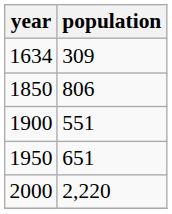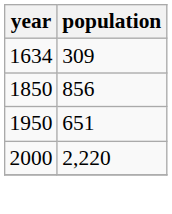(78, 89) 806 -> (78, 89) 856
- row: (31, 123)
